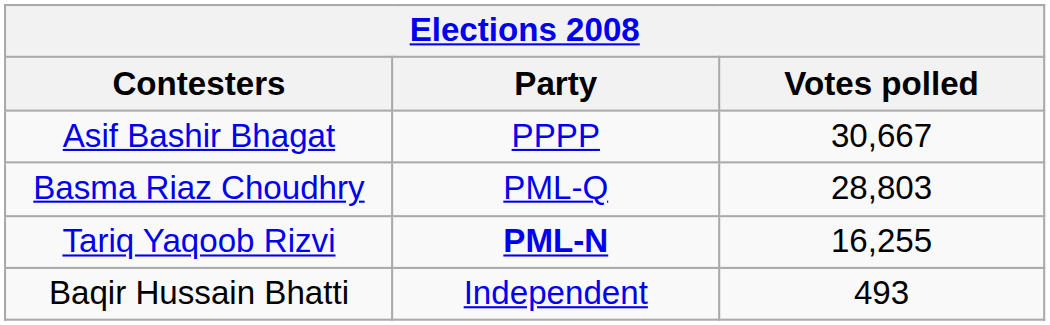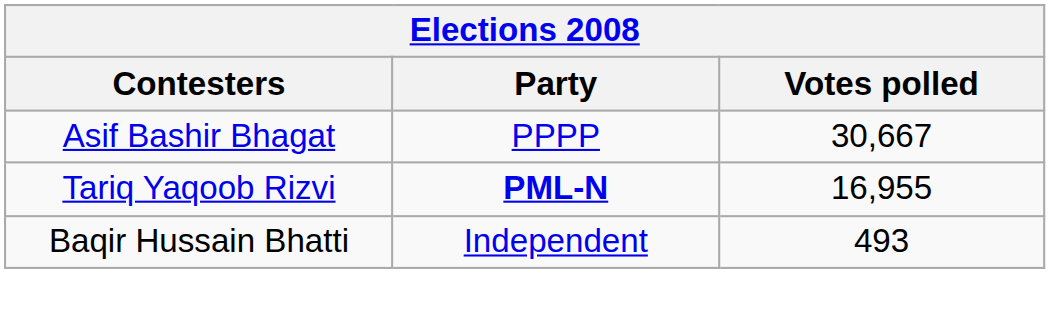- row: (199, 188)
(882, 240) 16,255 -> (882, 188) 16,955
